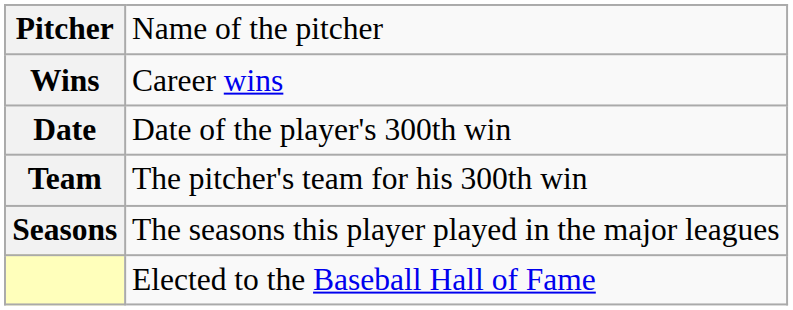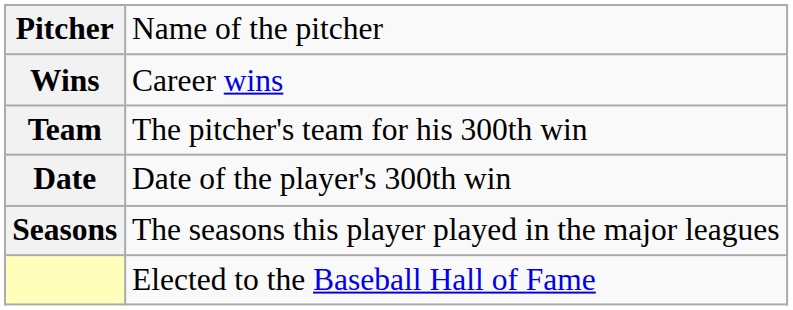rows swapped: (65, 129) <-> (65, 179)
